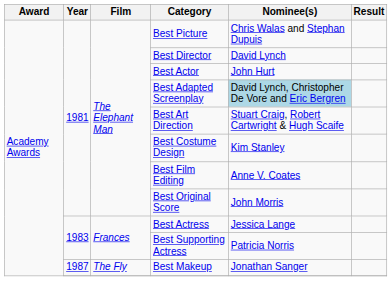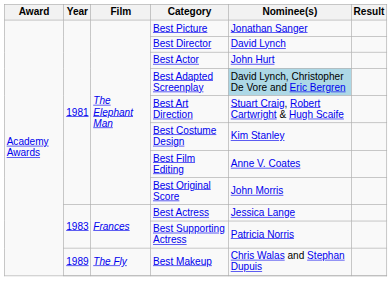(288, 34) Chris Walas and Stephan Dupuis -> (269, 28) Jonathan Sanger
(77, 267) 1987 -> (77, 262) 1989
(269, 267) Jonathan Sanger -> (288, 262) Chris Walas and Stephan Dupuis
